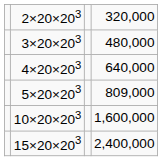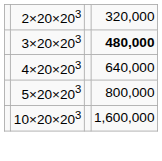(130, 42) normal -> (130, 42) bold
(130, 92) 809,000 -> (130, 92) 800,000
- row: (48, 143)
